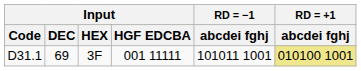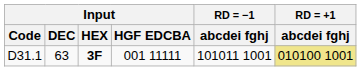(62, 55) 69 -> (62, 55) 63
(95, 55) normal -> (95, 55) bold
